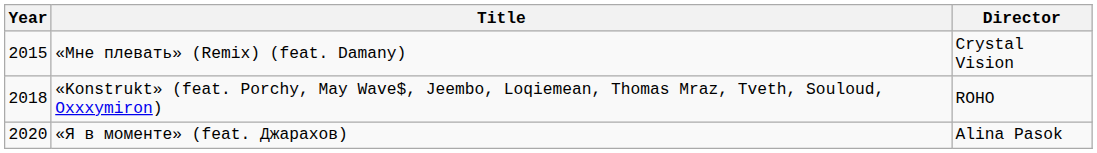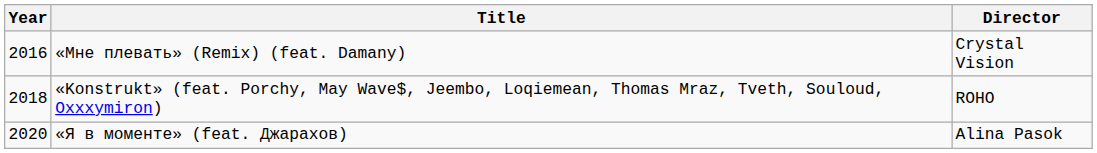(28, 54) 2015 -> (28, 54) 2016
